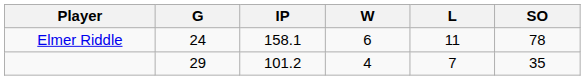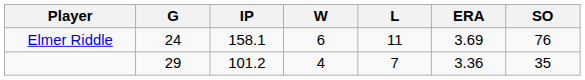+ column: (469, 16)
(537, 39) 78 -> (543, 39) 76
